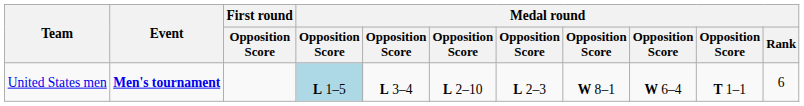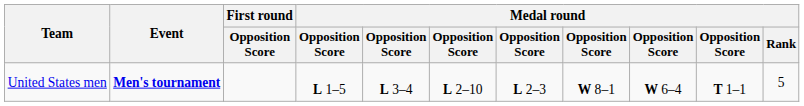(329, 90) lightblue background -> (329, 90) no background
(781, 82) 6 -> (781, 82) 5
